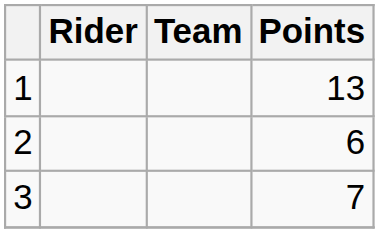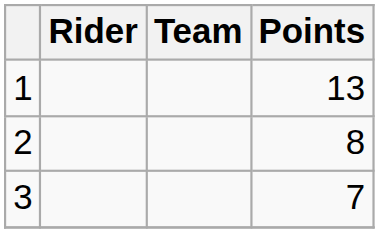(355, 142) 6 -> (355, 142) 8
